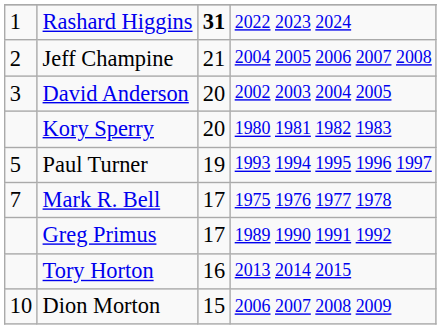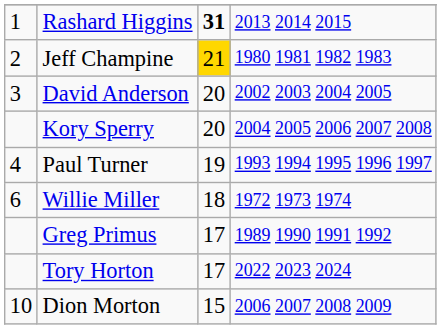(293, 22) 2022 2023 2024 -> (293, 22) 2013 2014 2015
(214, 57) no background -> (214, 57) gold background
(333, 57) 2004 2005 2006 2007 2008 -> (313, 57) 1980 1981 1982 1983
(313, 128) 1980 1981 1982 1983 -> (333, 128) 2004 2005 2006 2007 2008
(15, 164) 5 -> (15, 164) 4
+ row: (101, 199)
- row: (101, 199)
(214, 270) 16 -> (214, 270) 17
(293, 270) 2013 2014 2015 -> (293, 270) 2022 2023 2024
